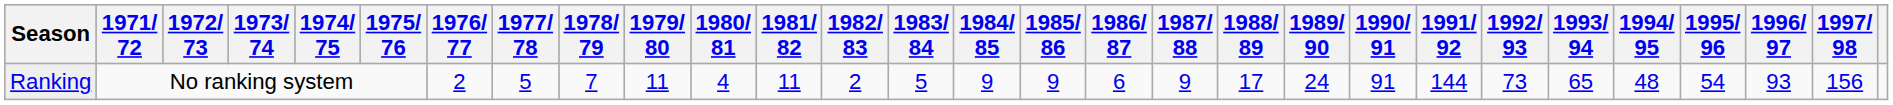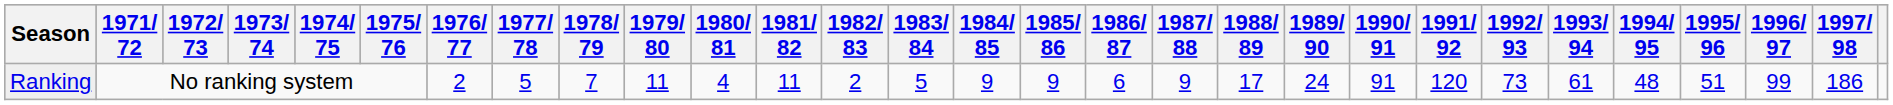(1449, 81) 144 -> (1449, 81) 120
(1581, 81) 65 -> (1581, 81) 61
(1713, 81) 54 -> (1713, 81) 51
(1779, 81) 93 -> (1779, 81) 99
(1845, 81) 156 -> (1845, 81) 186
